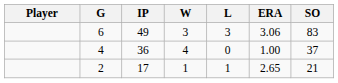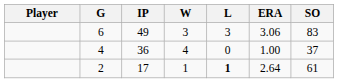(228, 68) normal -> (228, 68) bold
(270, 68) 2.65 -> (270, 68) 2.64
(312, 68) 21 -> (312, 68) 61
